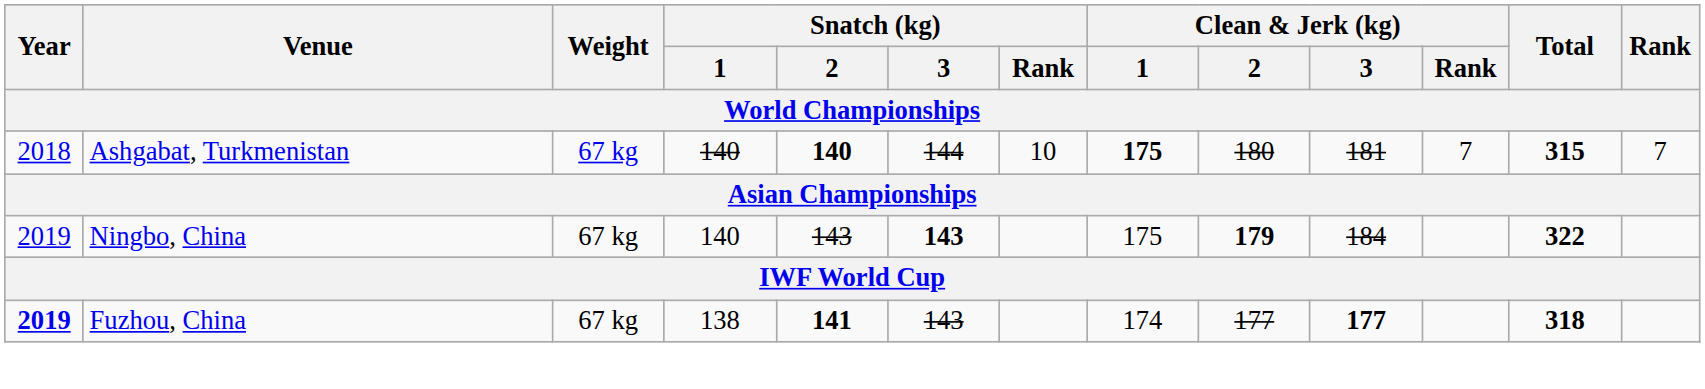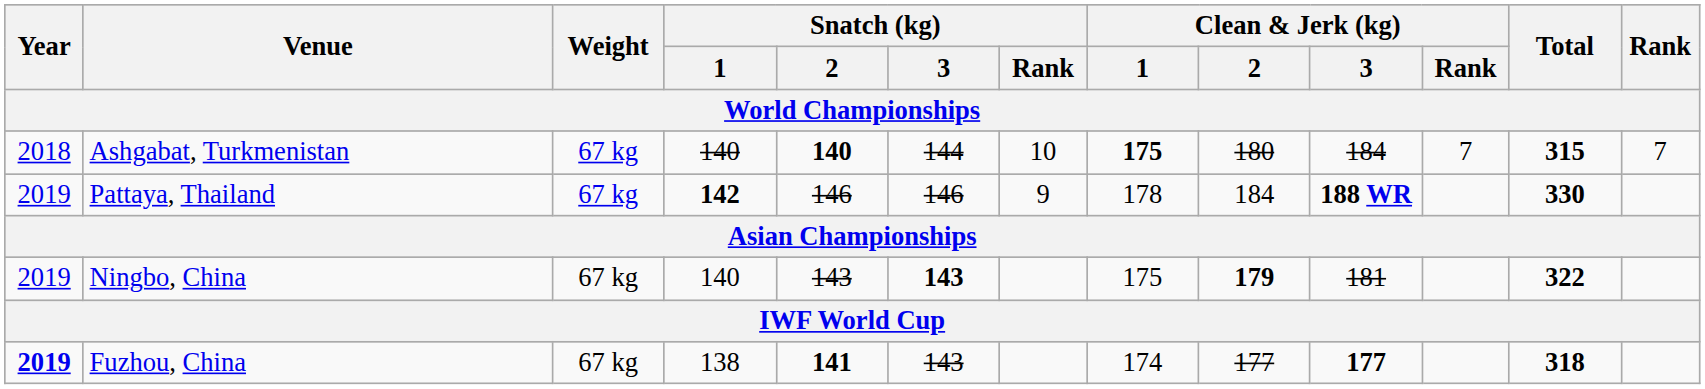(1366, 151) 181 -> (1366, 151) 184
+ row: (182, 194)
(1366, 236) 184 -> (1366, 278) 181
